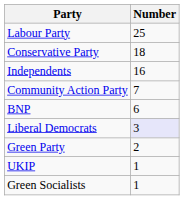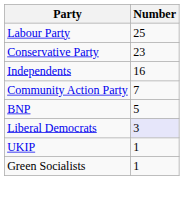(139, 52) 18 -> (139, 52) 23
(136, 109) 6 -> (136, 109) 5
- row: (36, 147)
